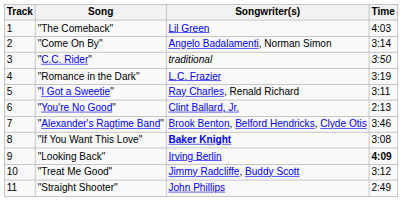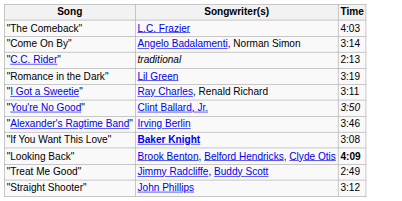- column: (20, 12)
(189, 28) Lil Green -> (164, 28) L.C. Frazier
(381, 60) 3:50 -> (350, 60) 2:13
(195, 76) L.C. Frazier -> (158, 76) Lil Green
(381, 108) 2:13 -> (350, 108) 3:50
(268, 124) Brook Benton, Belford Hendricks, Clyde Otis -> (164, 124) Irving Berlin
(195, 156) Irving Berlin -> (237, 156) Brook Benton, Belford Hendricks, Clyde Otis
(381, 172) 3:12 -> (350, 172) 2:49
(381, 188) 2:49 -> (350, 188) 3:12
